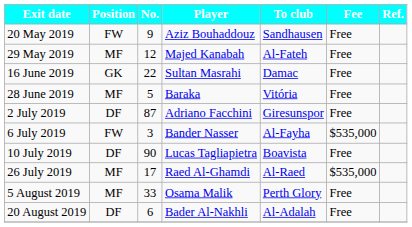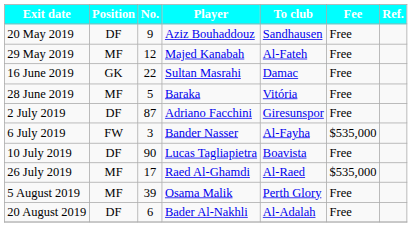(114, 34) FW -> (114, 34) DF
(150, 192) 33 -> (150, 192) 39
